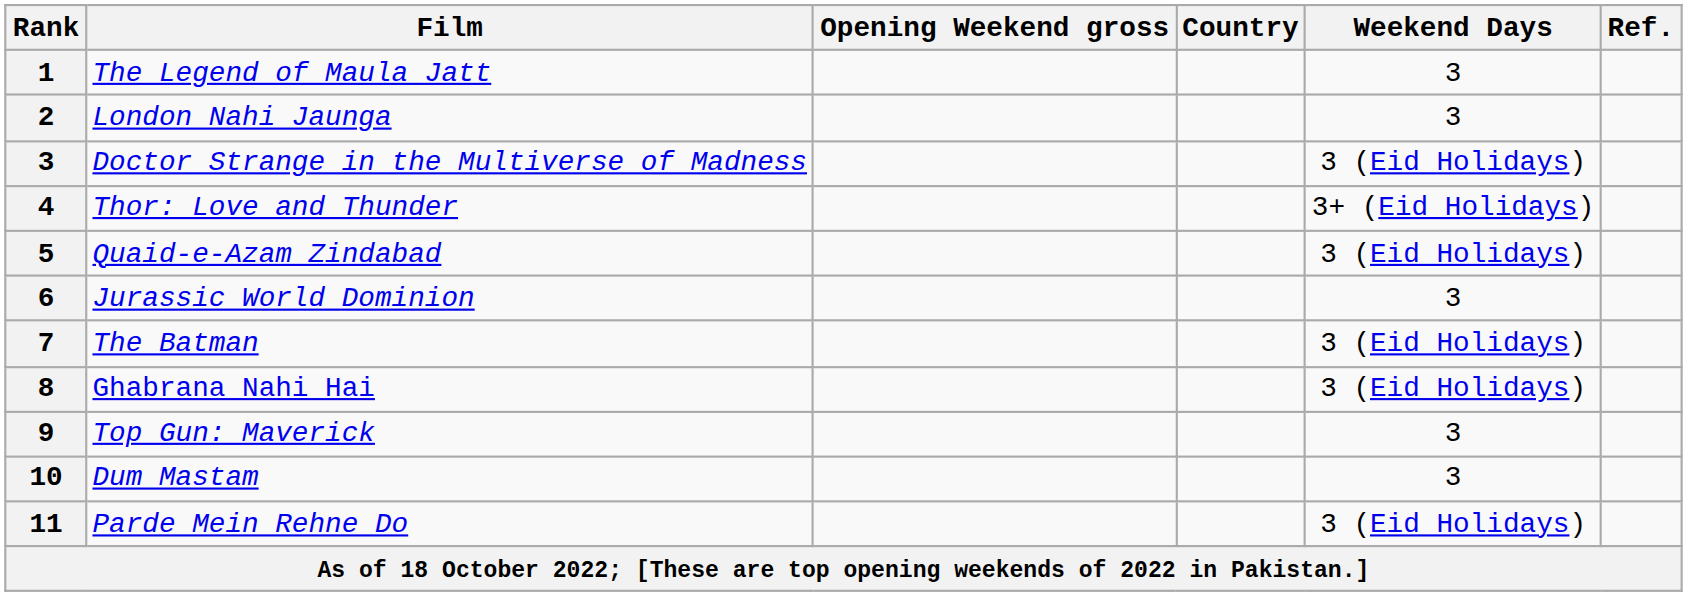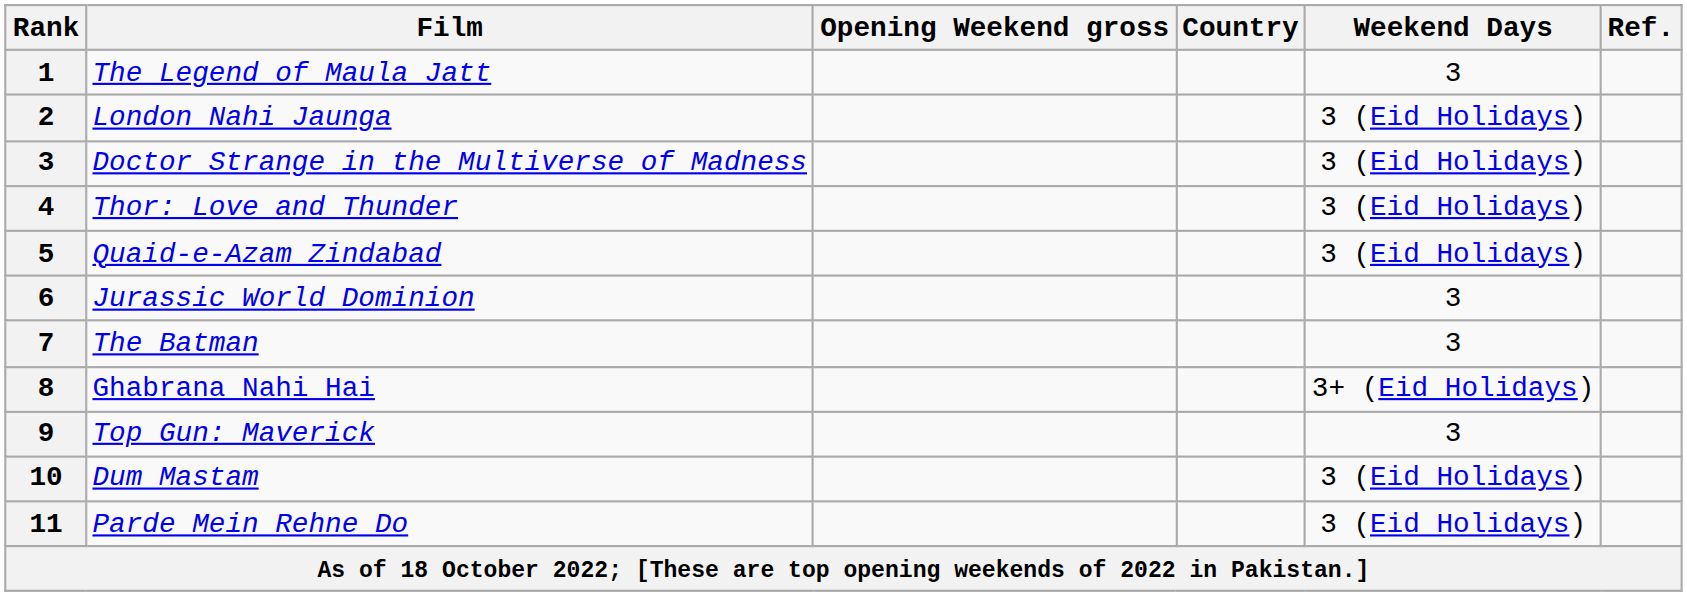(1453, 118) 3 -> (1453, 118) 3 (Eid Holidays)
(1453, 208) 3+ (Eid Holidays) -> (1453, 208) 3 (Eid Holidays)
(1453, 344) 3 (Eid Holidays) -> (1453, 344) 3
(1453, 389) 3 (Eid Holidays) -> (1453, 389) 3+ (Eid Holidays)
(1453, 479) 3 -> (1453, 479) 3 (Eid Holidays)
